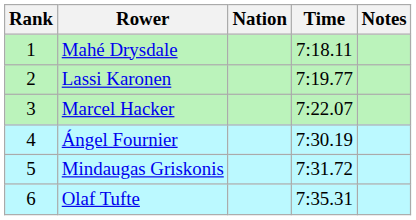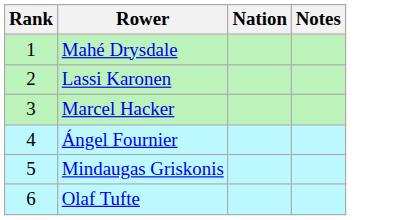- column: (324, 19)
